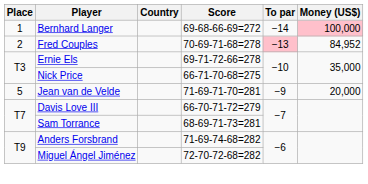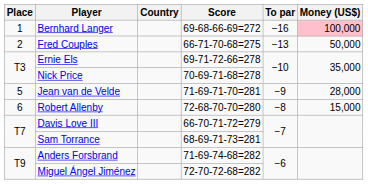(280, 28) −14 -> (280, 28) −16
(222, 44) 70-69-71-68=278 -> (222, 44) 66-71-70-68=275
(280, 44) pink background -> (280, 44) no background
(345, 44) 84,952 -> (345, 44) 50,000
(222, 76) 66-71-70-68=275 -> (222, 76) 70-69-71-68=278
(345, 92) 20,000 -> (345, 92) 28,000
+ row: (70, 108)
